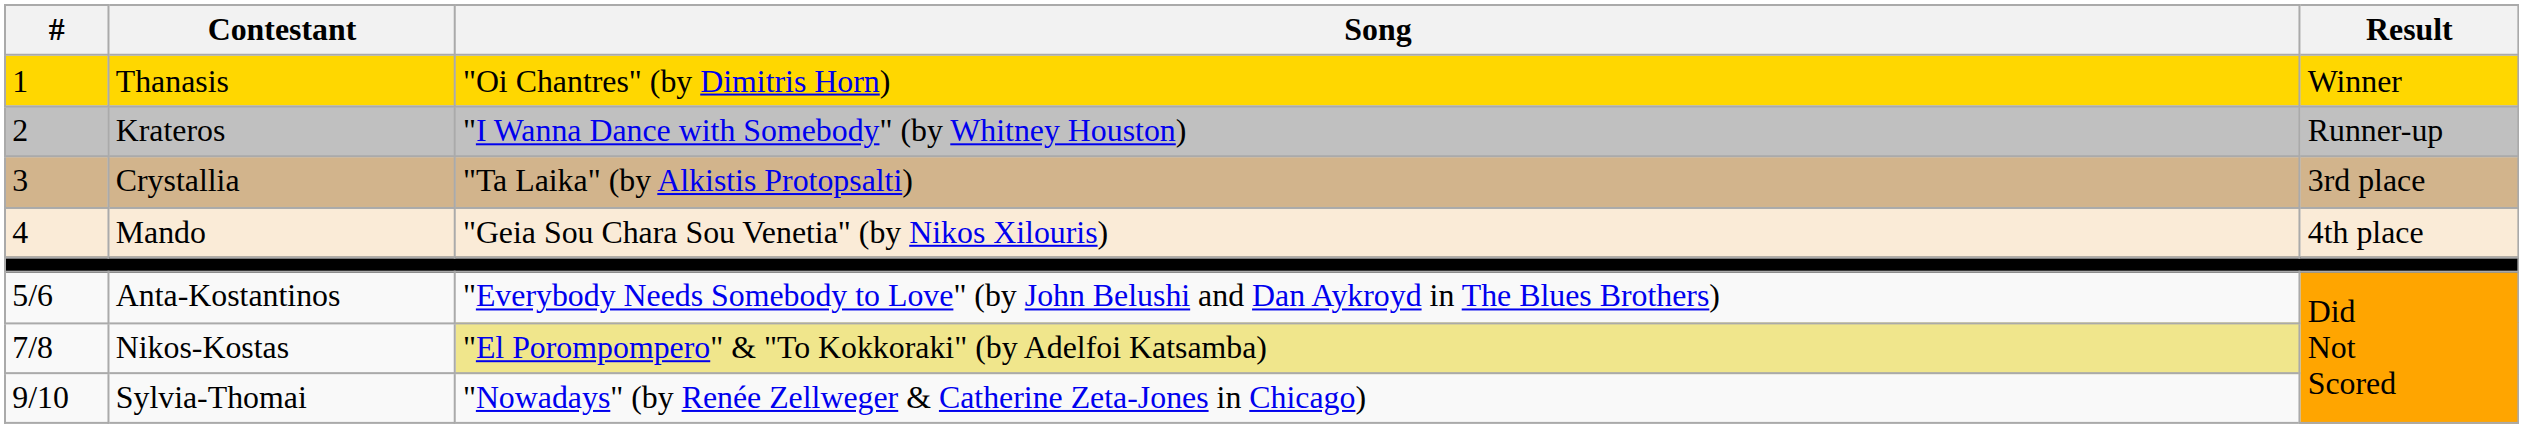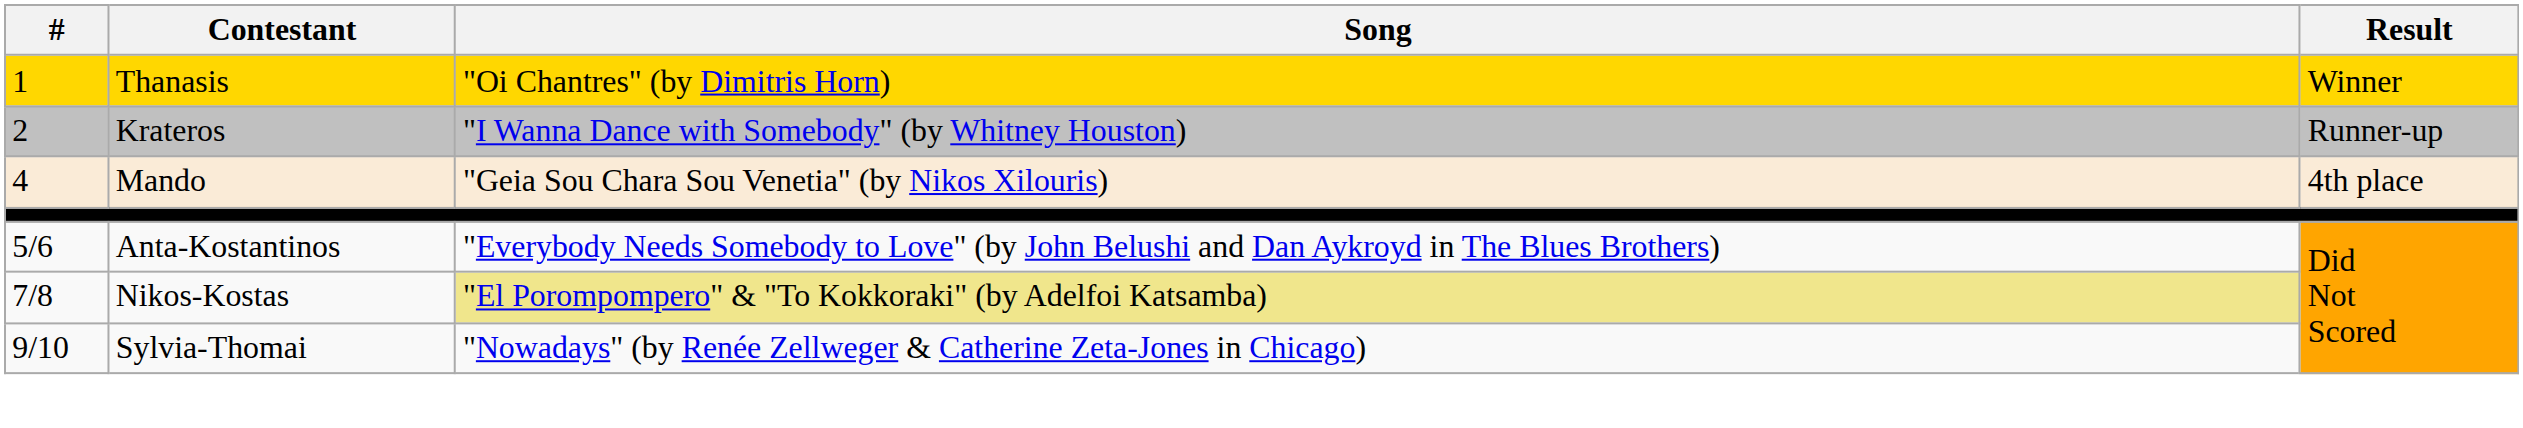- row: (178, 181)
